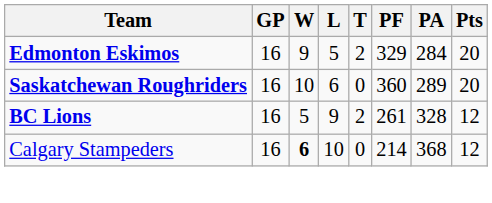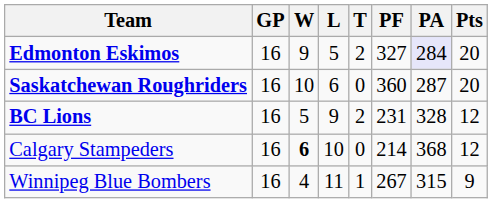(391, 52) 329 -> (391, 52) 327
(431, 52) no background -> (431, 52) lavender background
(431, 85) 289 -> (431, 85) 287
(391, 117) 261 -> (391, 117) 231
+ row: (110, 181)
